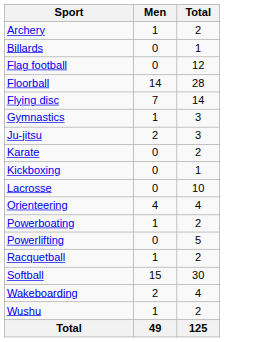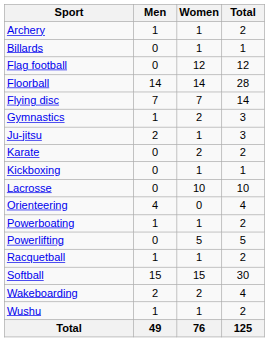+ column: (199, 13)
